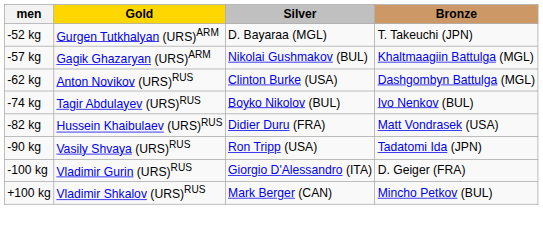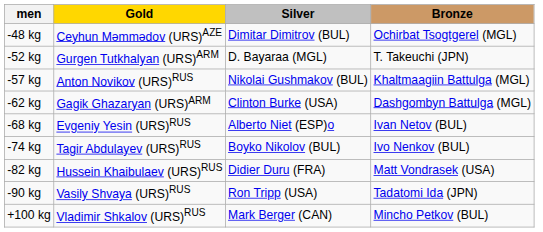+ row: (24, 35)
(134, 57) Gagik Ghazaryan (URS)ARM -> (125, 80) Anton Novikov (URS)RUS
(125, 80) Anton Novikov (URS)RUS -> (134, 102) Gagik Ghazaryan (URS)ARM
+ row: (24, 125)
- row: (27, 170)
